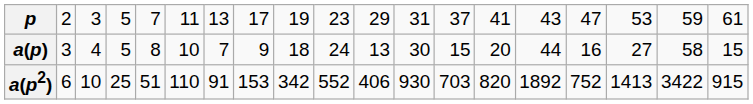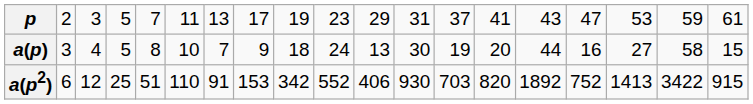(460, 49) 15 -> (460, 49) 19
(91, 81) 10 -> (91, 81) 12
